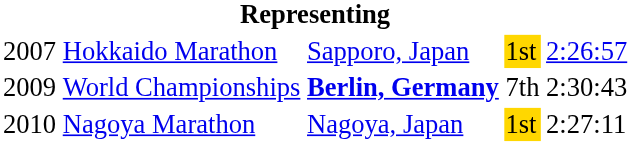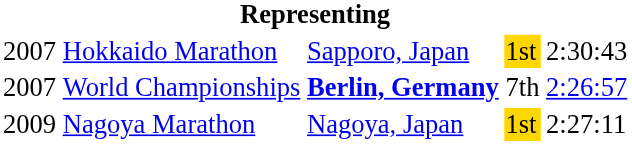(587, 51) 2:26:57 -> (587, 51) 2:30:43
(30, 87) 2009 -> (30, 87) 2007
(587, 87) 2:30:43 -> (587, 87) 2:26:57
(30, 124) 2010 -> (30, 124) 2009
